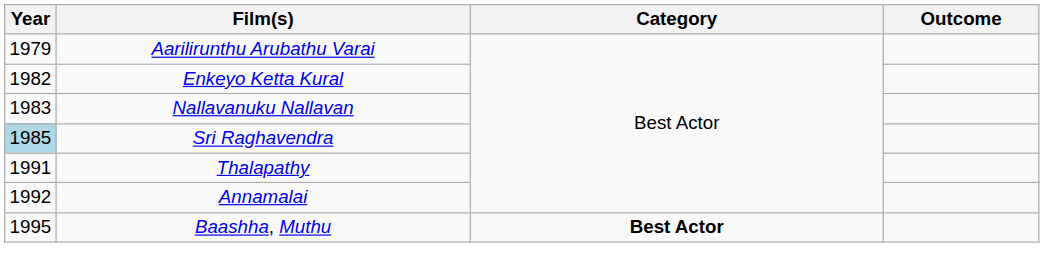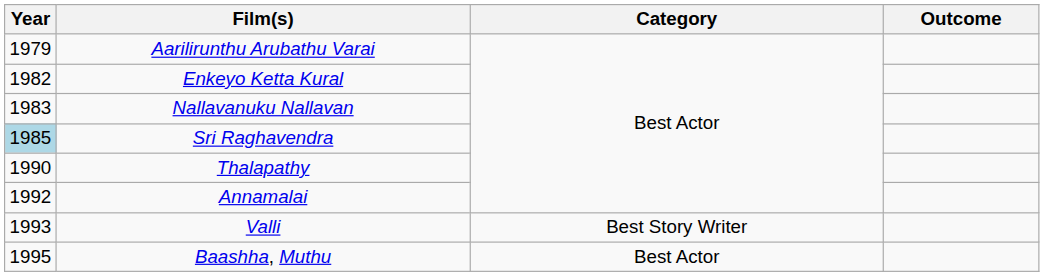(30, 167) 1991 -> (30, 167) 1990
+ row: (263, 227)
(677, 227) bold -> (677, 256) normal
